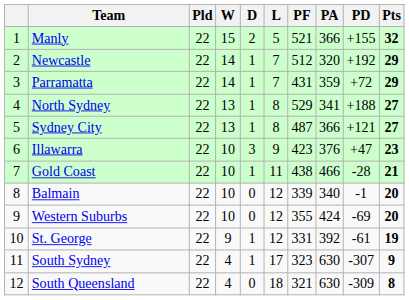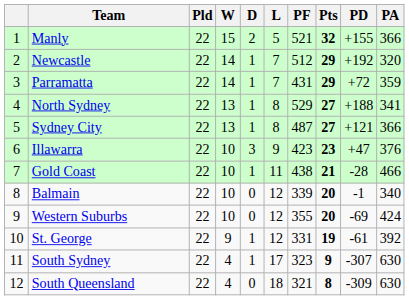columns swapped: (330, 15) <-> (392, 15)
